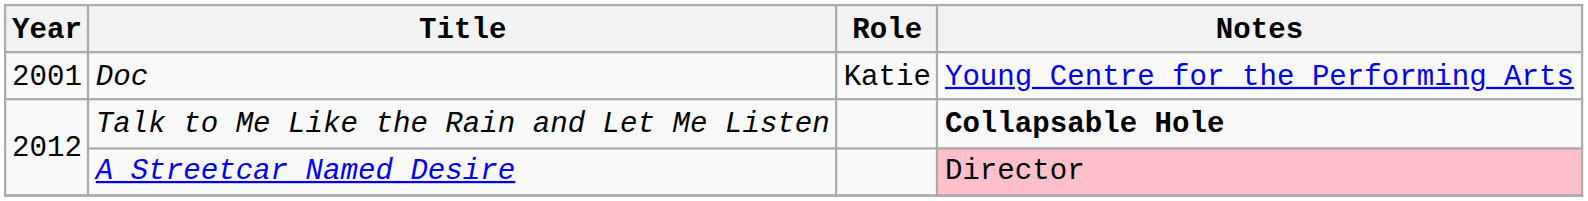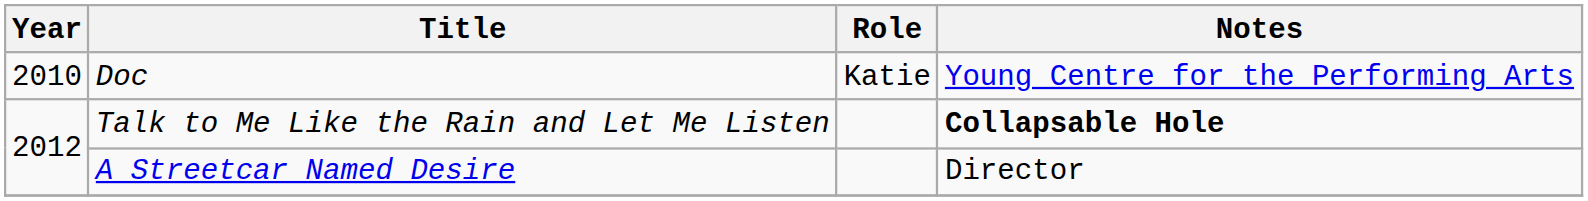(47, 76) 2001 -> (47, 76) 2010
(1015, 171) pink background -> (1015, 171) no background
